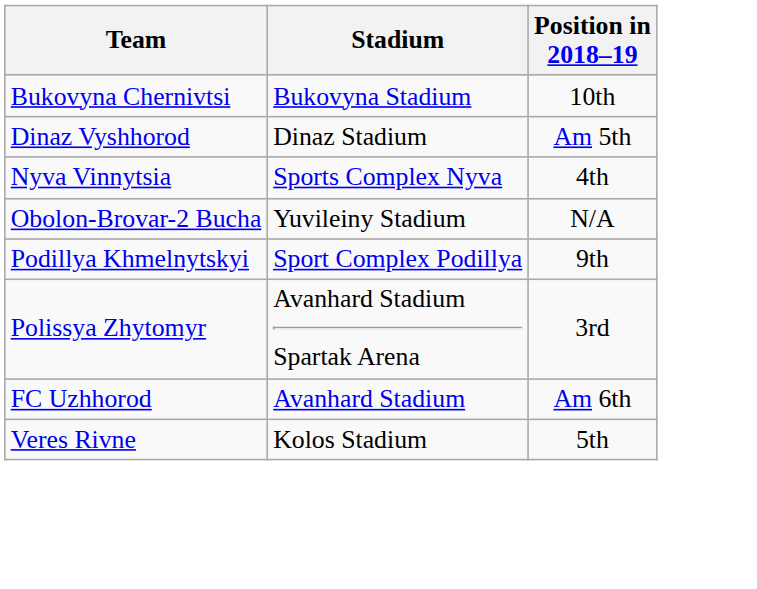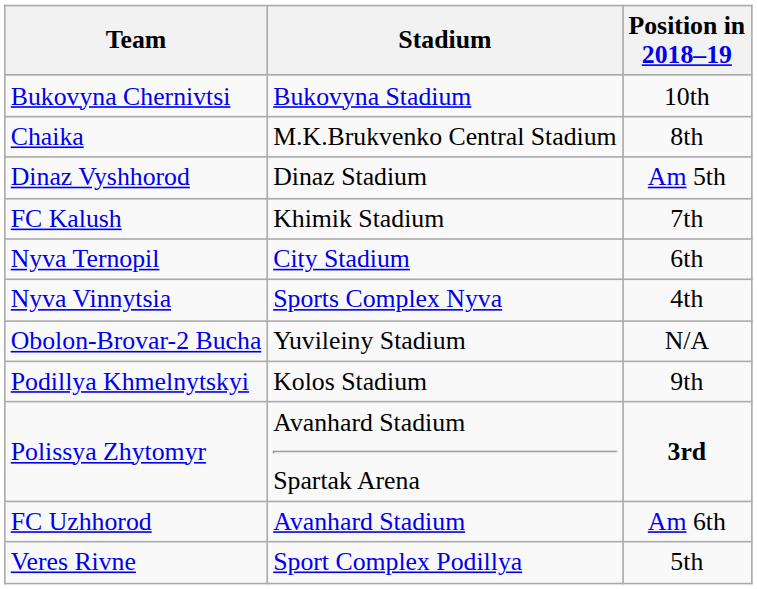+ row: (47, 136)
+ row: (66, 218)
+ row: (85, 258)
(398, 258) Sport Complex Podillya -> (350, 381) Kolos Stadium
(592, 328) normal -> (687, 451) bold
(350, 439) Kolos Stadium -> (398, 562) Sport Complex Podillya
